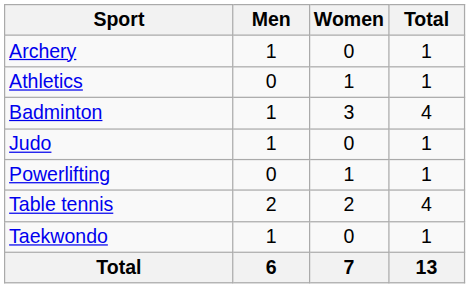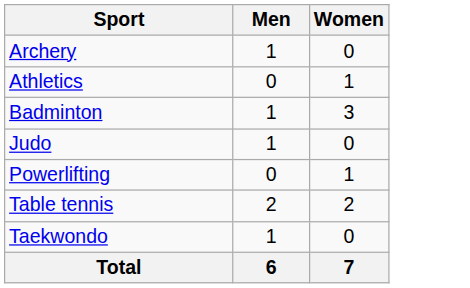- column: (426, 19)
